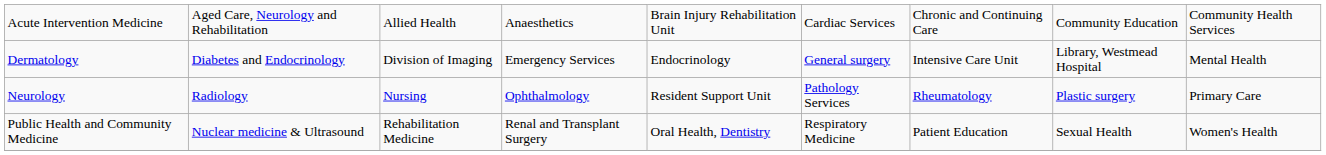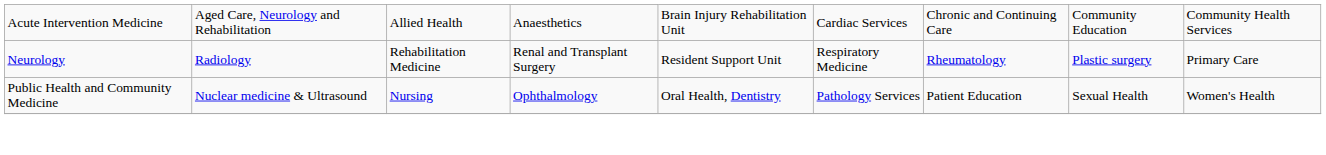- row: (43, 59)
(405, 95) Nursing -> (428, 59) Rehabilitation Medicine
(547, 95) Ophthalmology -> (570, 59) Renal and Transplant Surgery
(832, 95) Pathology Services -> (848, 59) Respiratory Medicine
(421, 132) Rehabilitation Medicine -> (411, 95) Nursing
(562, 132) Renal and Transplant Surgery -> (555, 95) Ophthalmology
(836, 132) Respiratory Medicine -> (868, 95) Pathology Services
